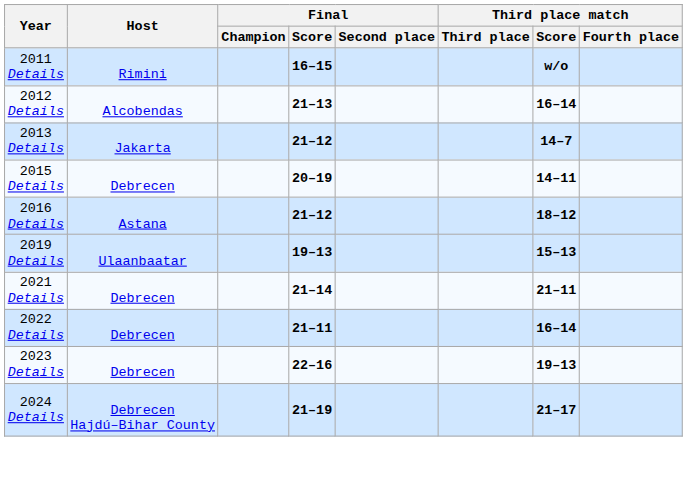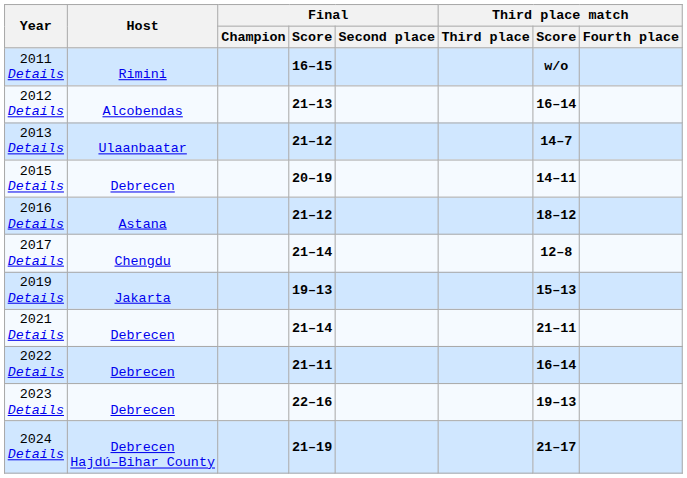(143, 149) Jakarta -> (143, 149) Ulaanbaatar
+ row: (36, 253)
(143, 261) Ulaanbaatar -> (143, 298) Jakarta
